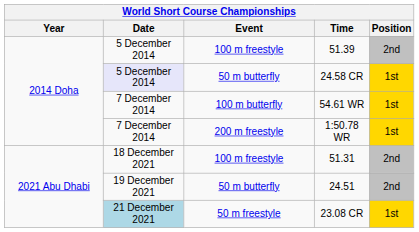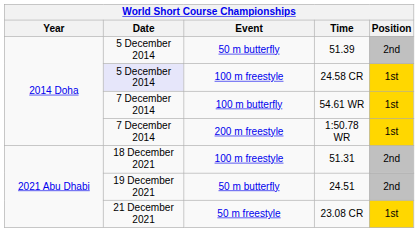(249, 50) 100 m freestyle -> (249, 50) 50 m butterfly
(249, 77) 50 m butterfly -> (249, 77) 100 m freestyle
(144, 214) lightblue background -> (144, 214) no background
